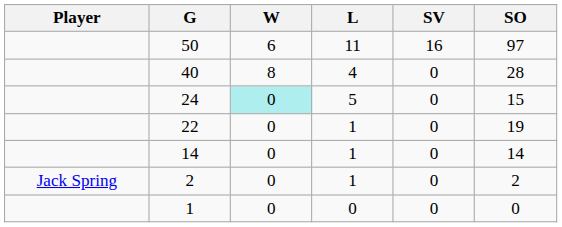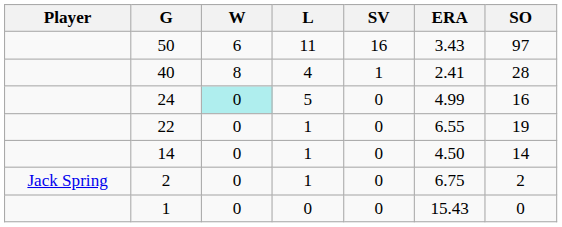+ column: (450, 18)
(434, 72) 0 -> (379, 72) 1
(515, 99) 15 -> (521, 99) 16
